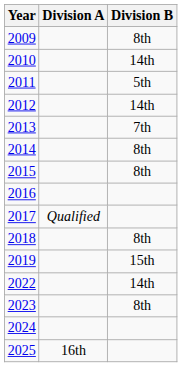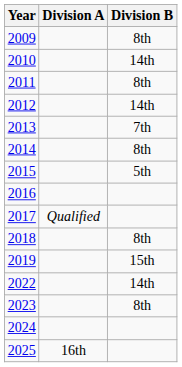(142, 82) 5th -> (142, 82) 8th
(142, 171) 8th -> (142, 171) 5th
